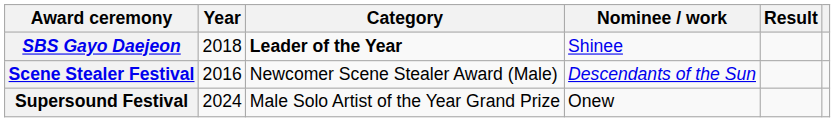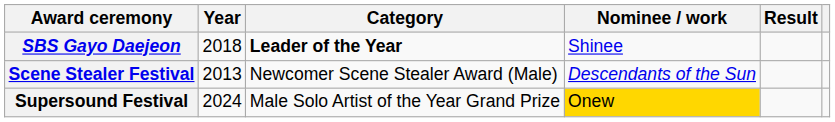(222, 74) 2016 -> (222, 74) 2013
(591, 102) no background -> (591, 102) gold background
